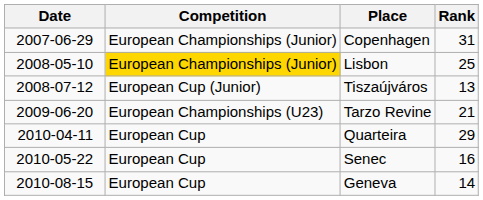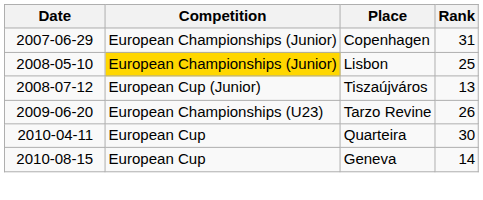(467, 111) 21 -> (467, 111) 26
(467, 135) 29 -> (467, 135) 30
- row: (365, 159)
